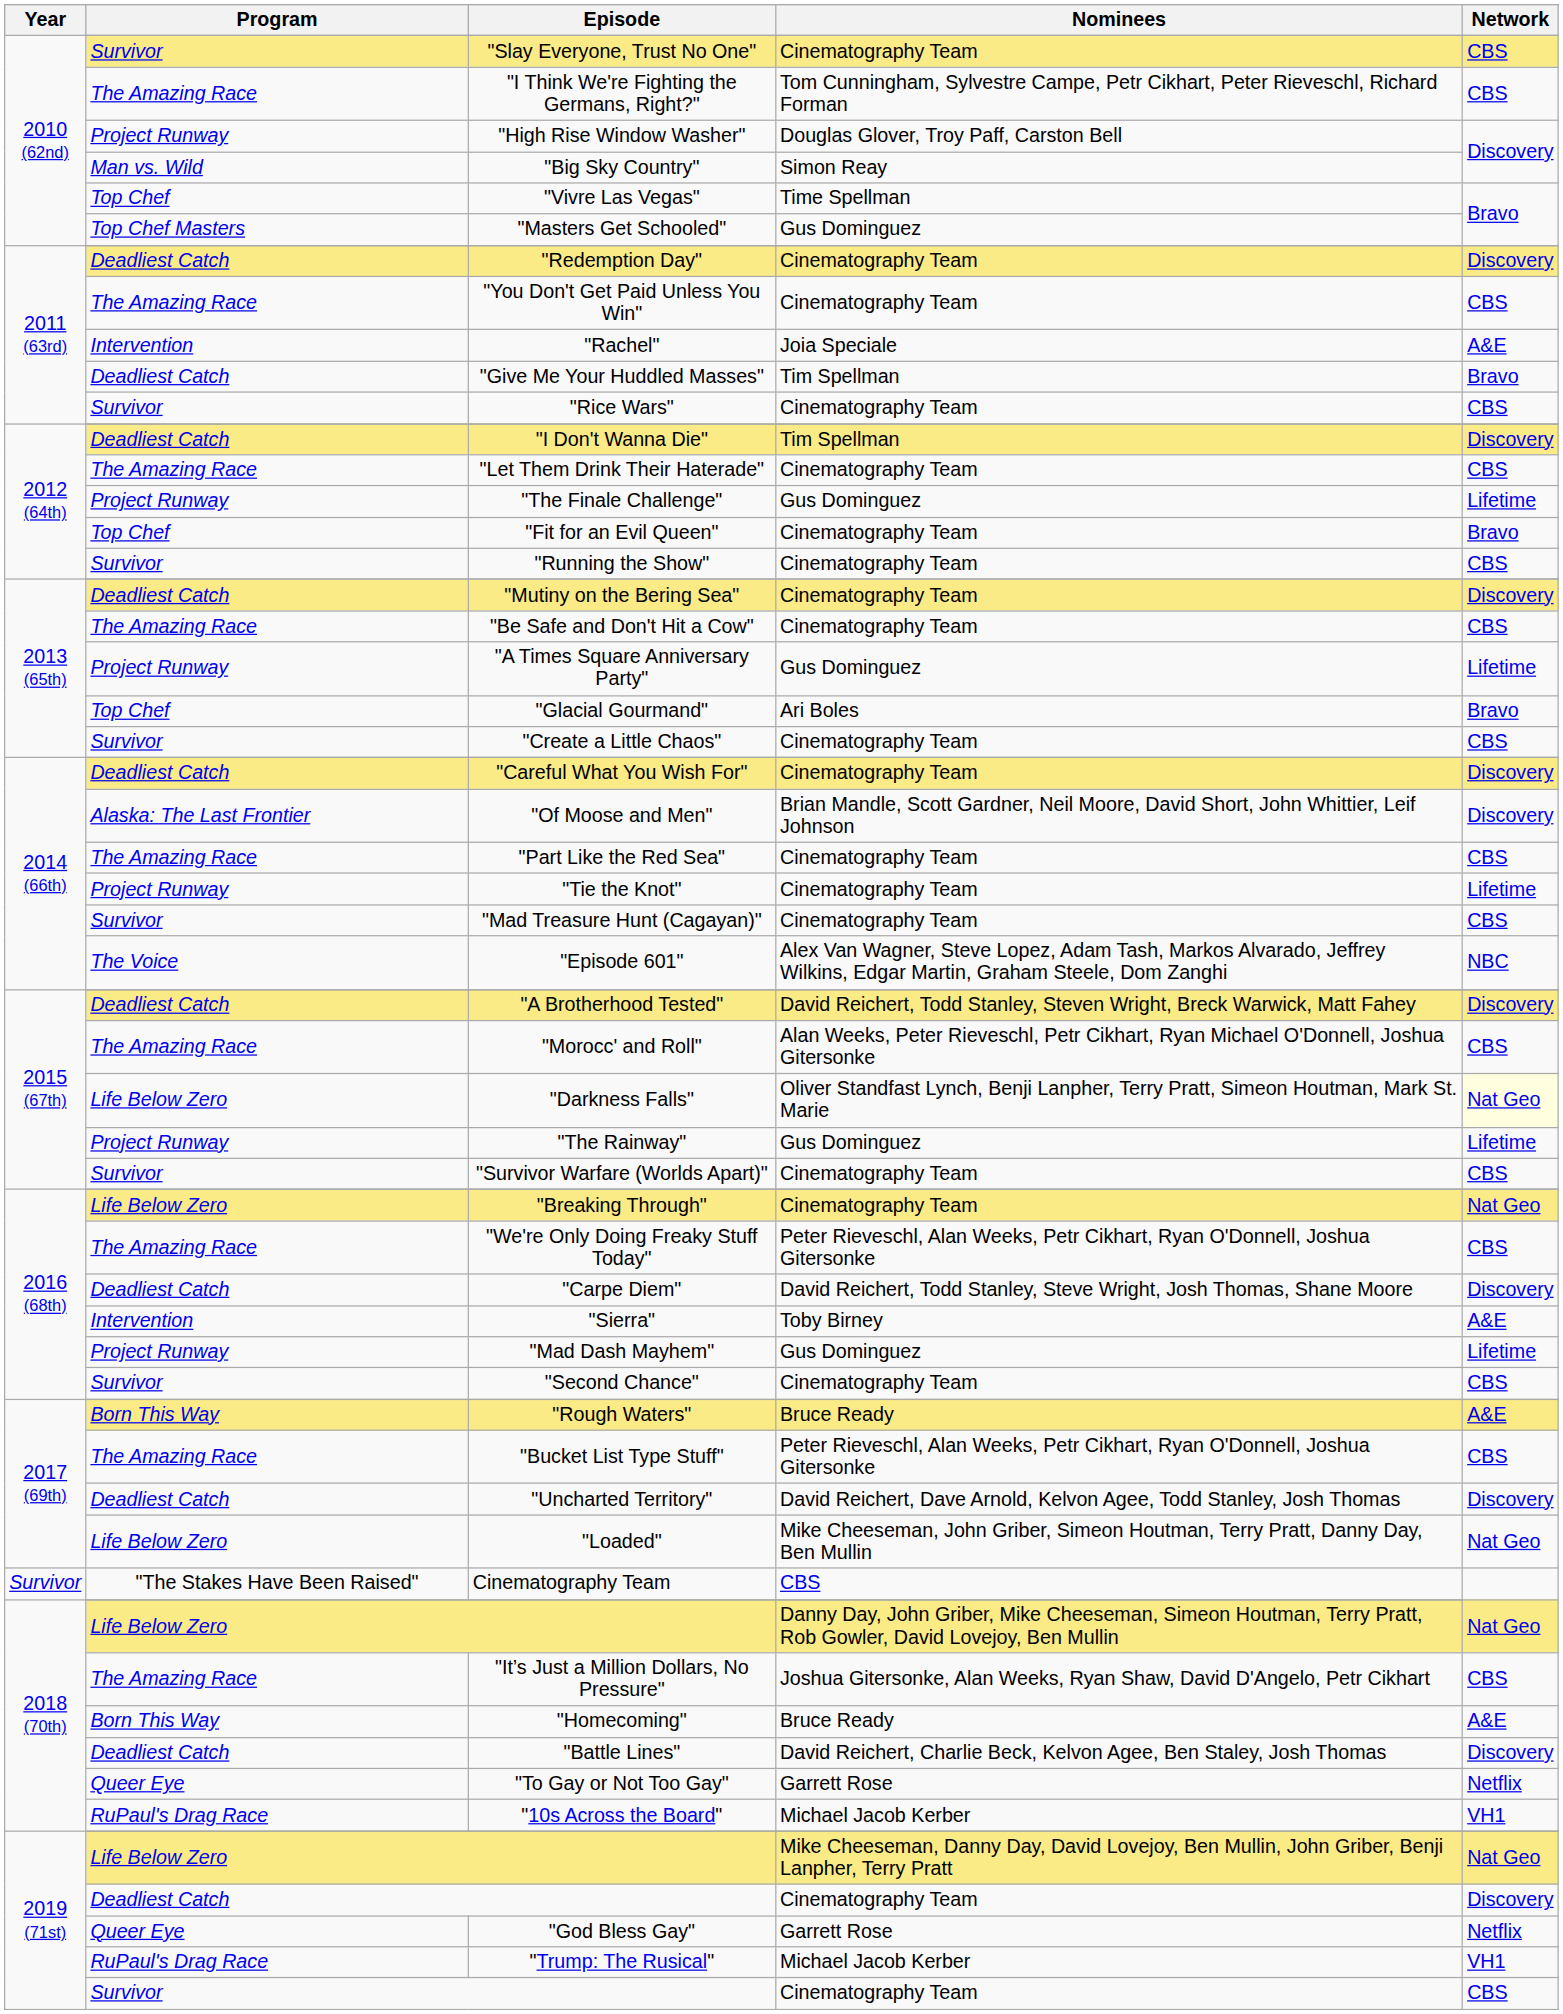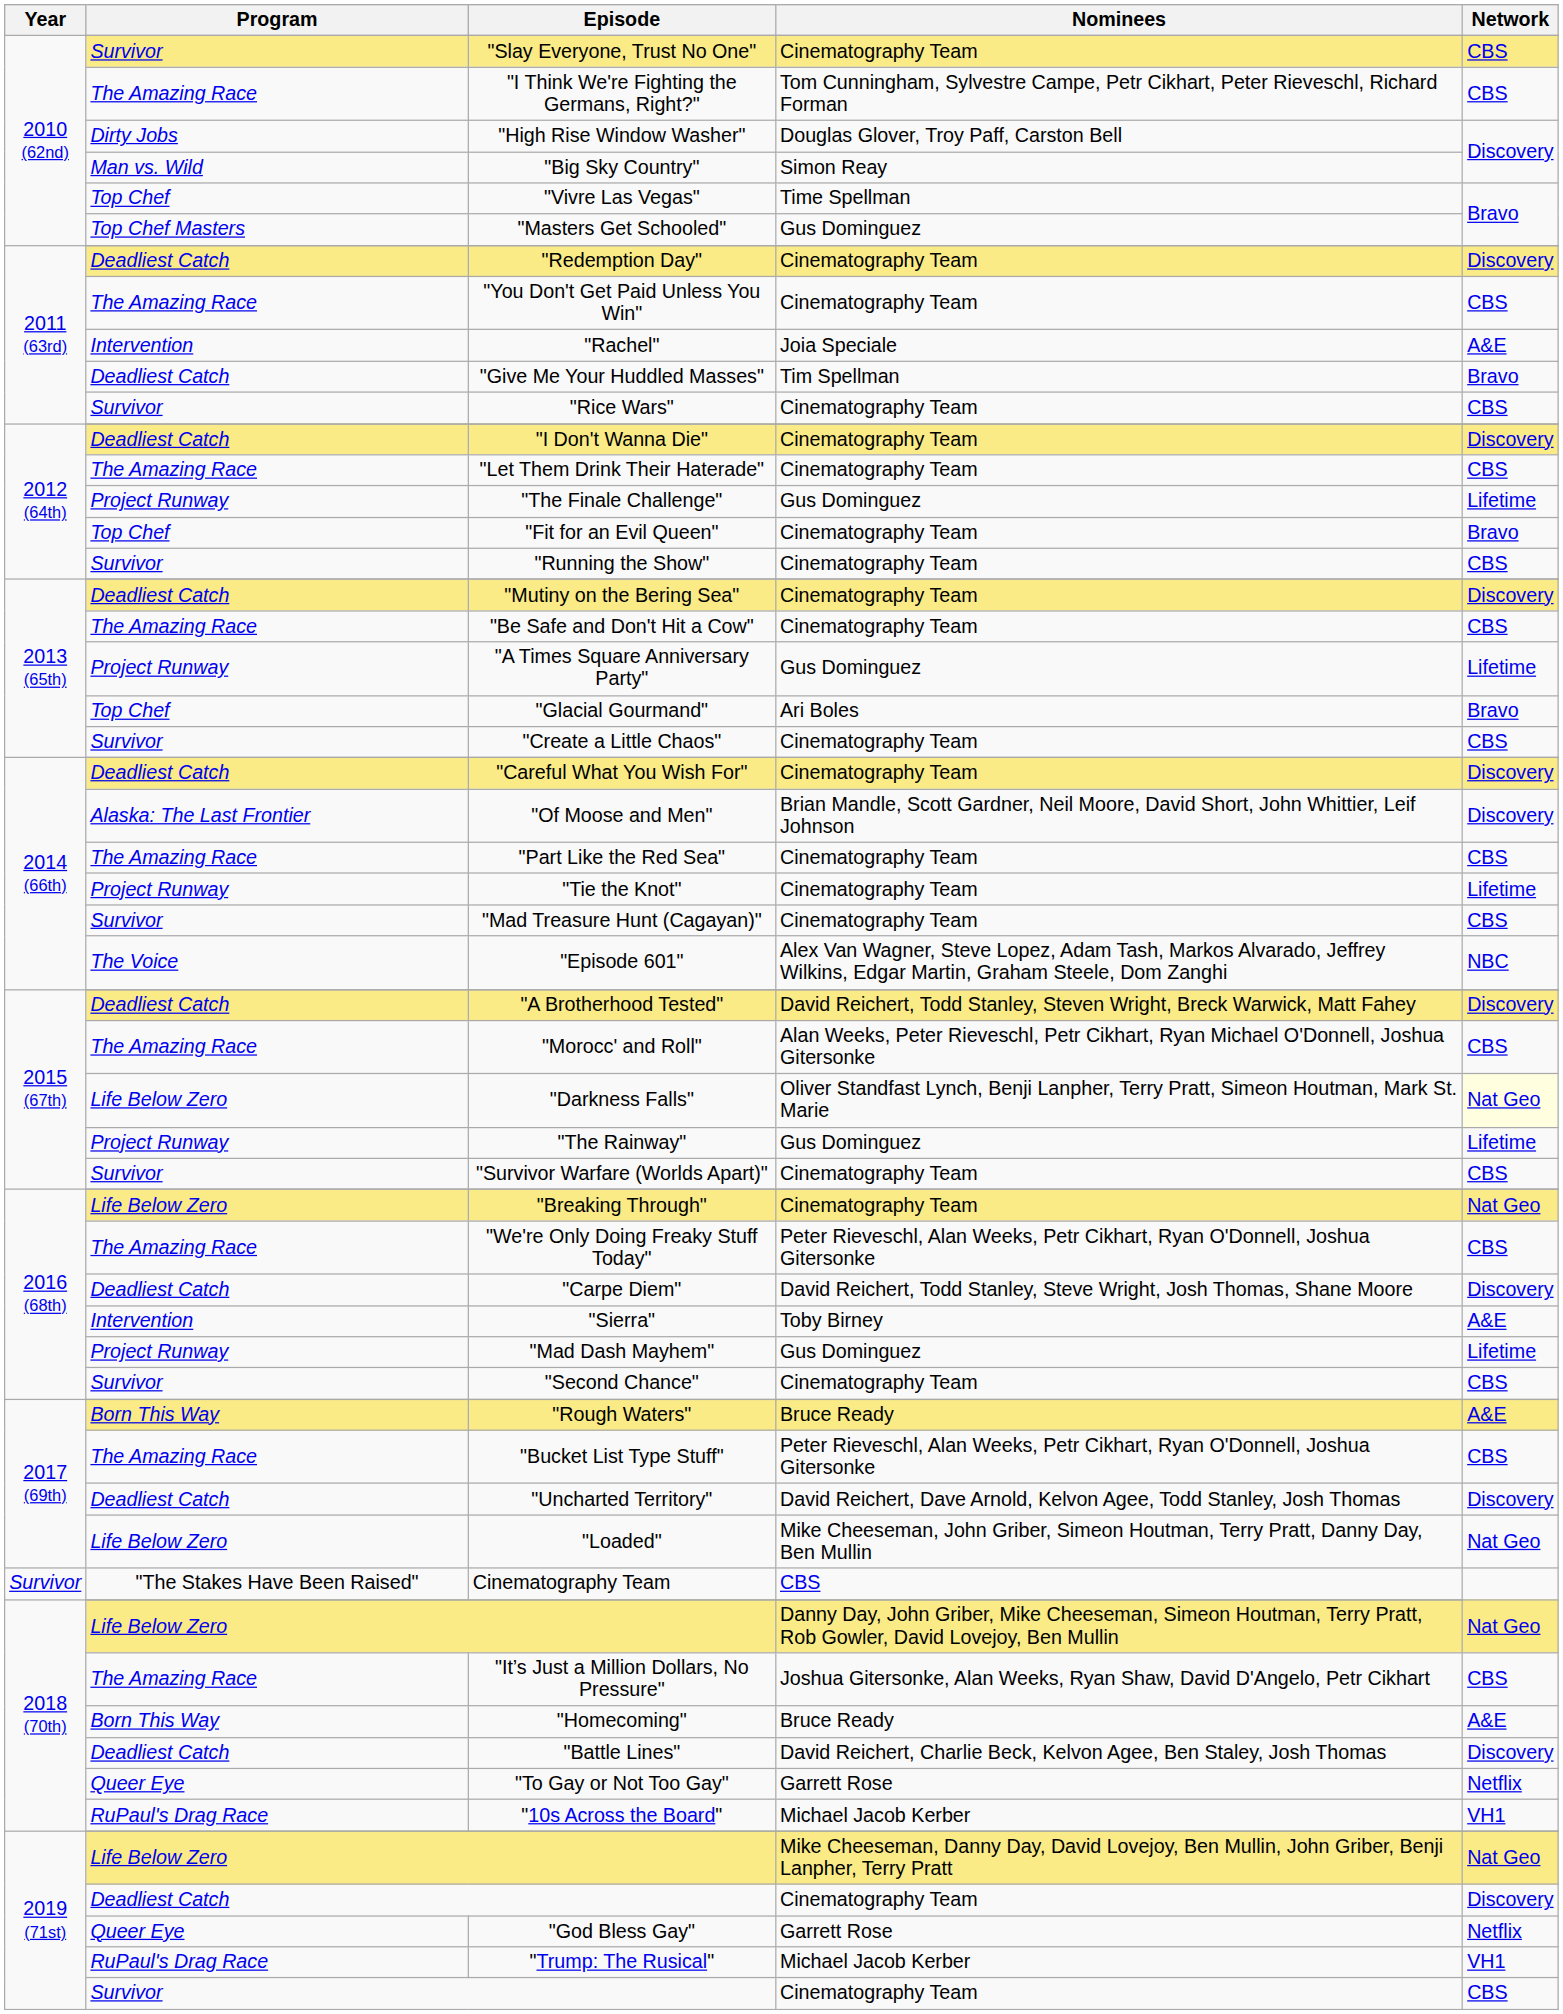(159, 135) Project Runway -> (134, 135) Dirty Jobs
(840, 438) Tim Spellman -> (879, 438) Cinematography Team
